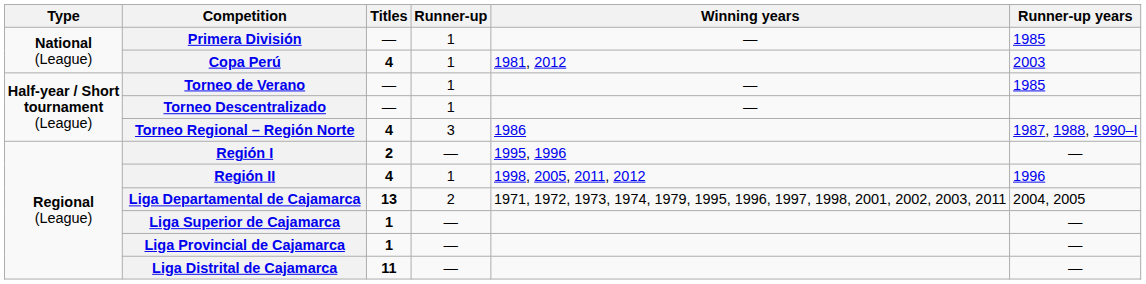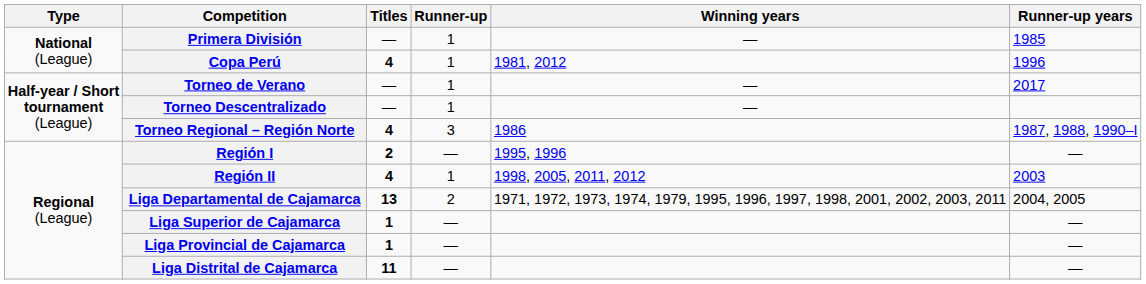(1029, 62) 2003 -> (1029, 62) 1996
(1029, 85) 1985 -> (1029, 85) 2017
(1029, 176) 1996 -> (1029, 176) 2003
